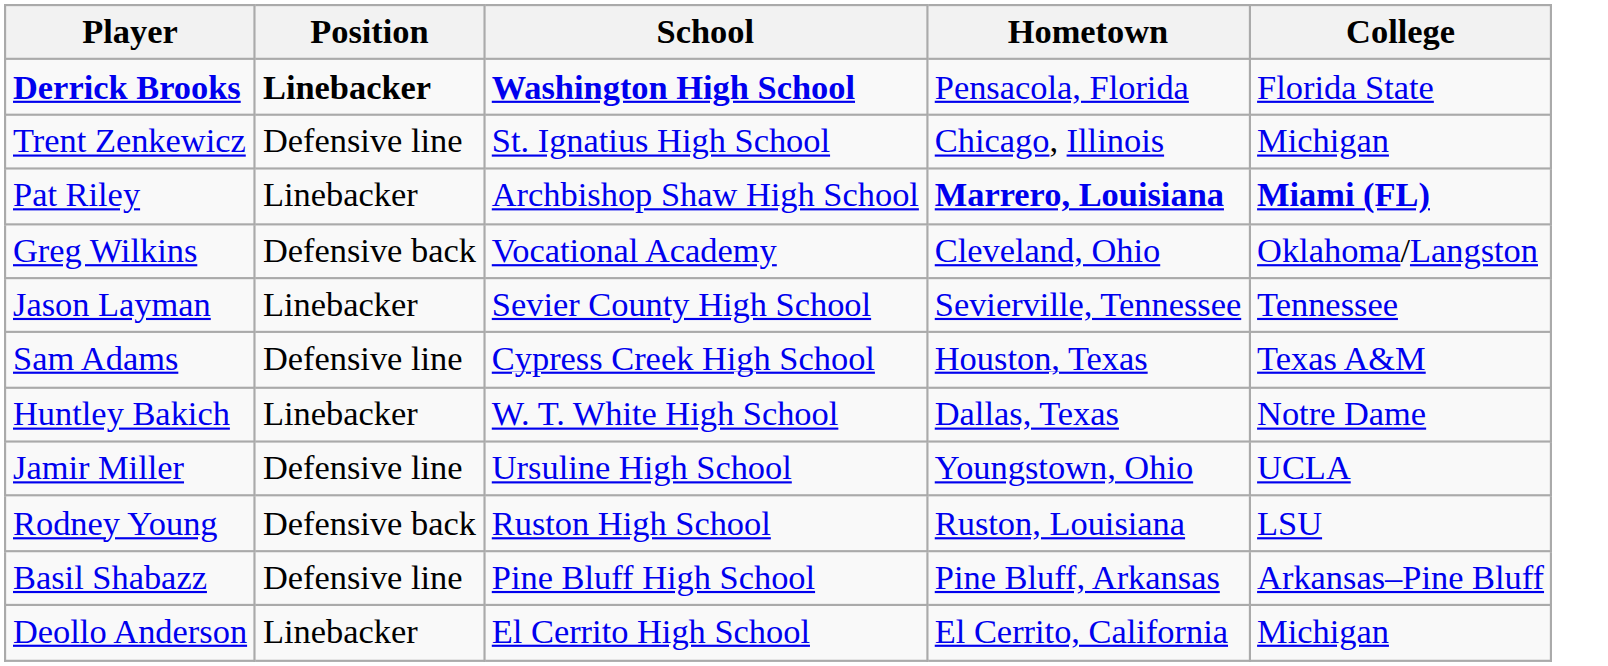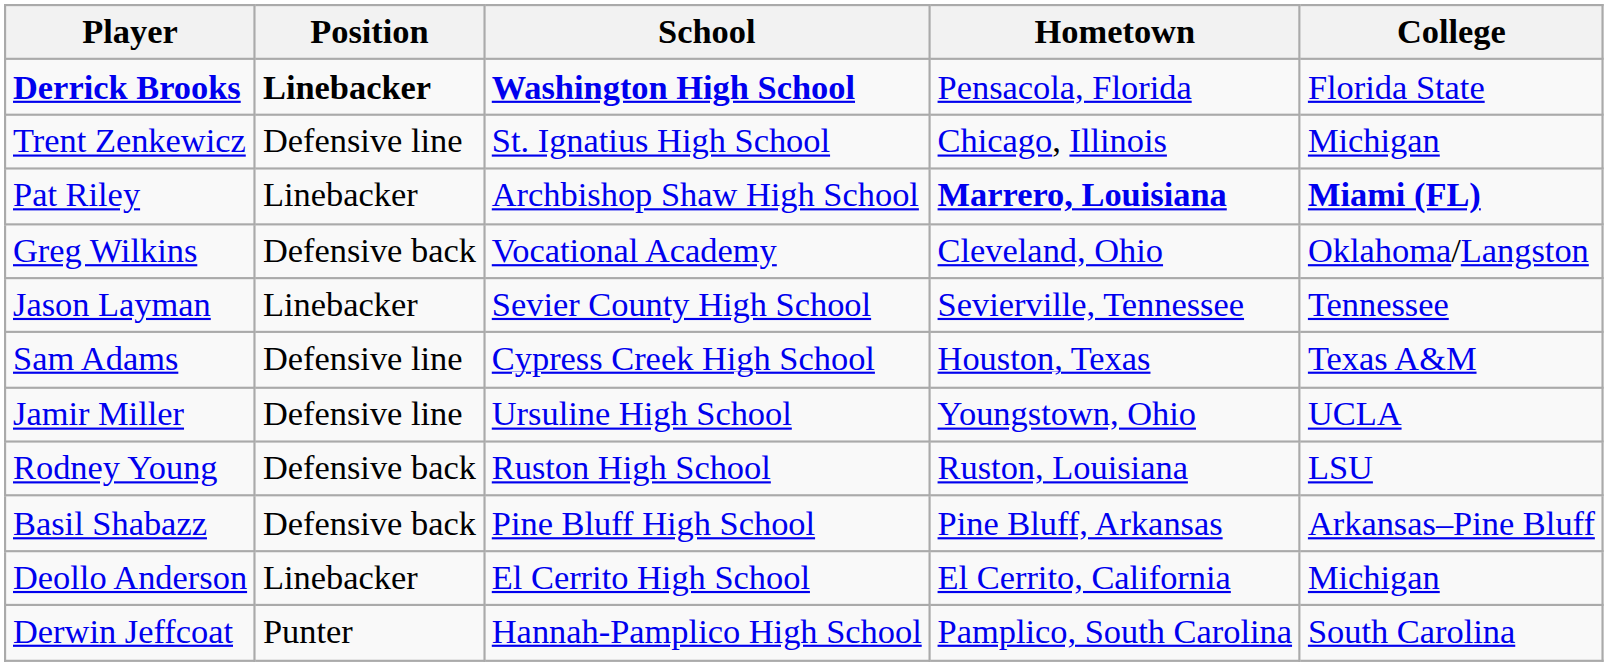- row: (121, 413)
(363, 577) Defensive line -> (369, 522) Defensive back
+ row: (123, 631)
